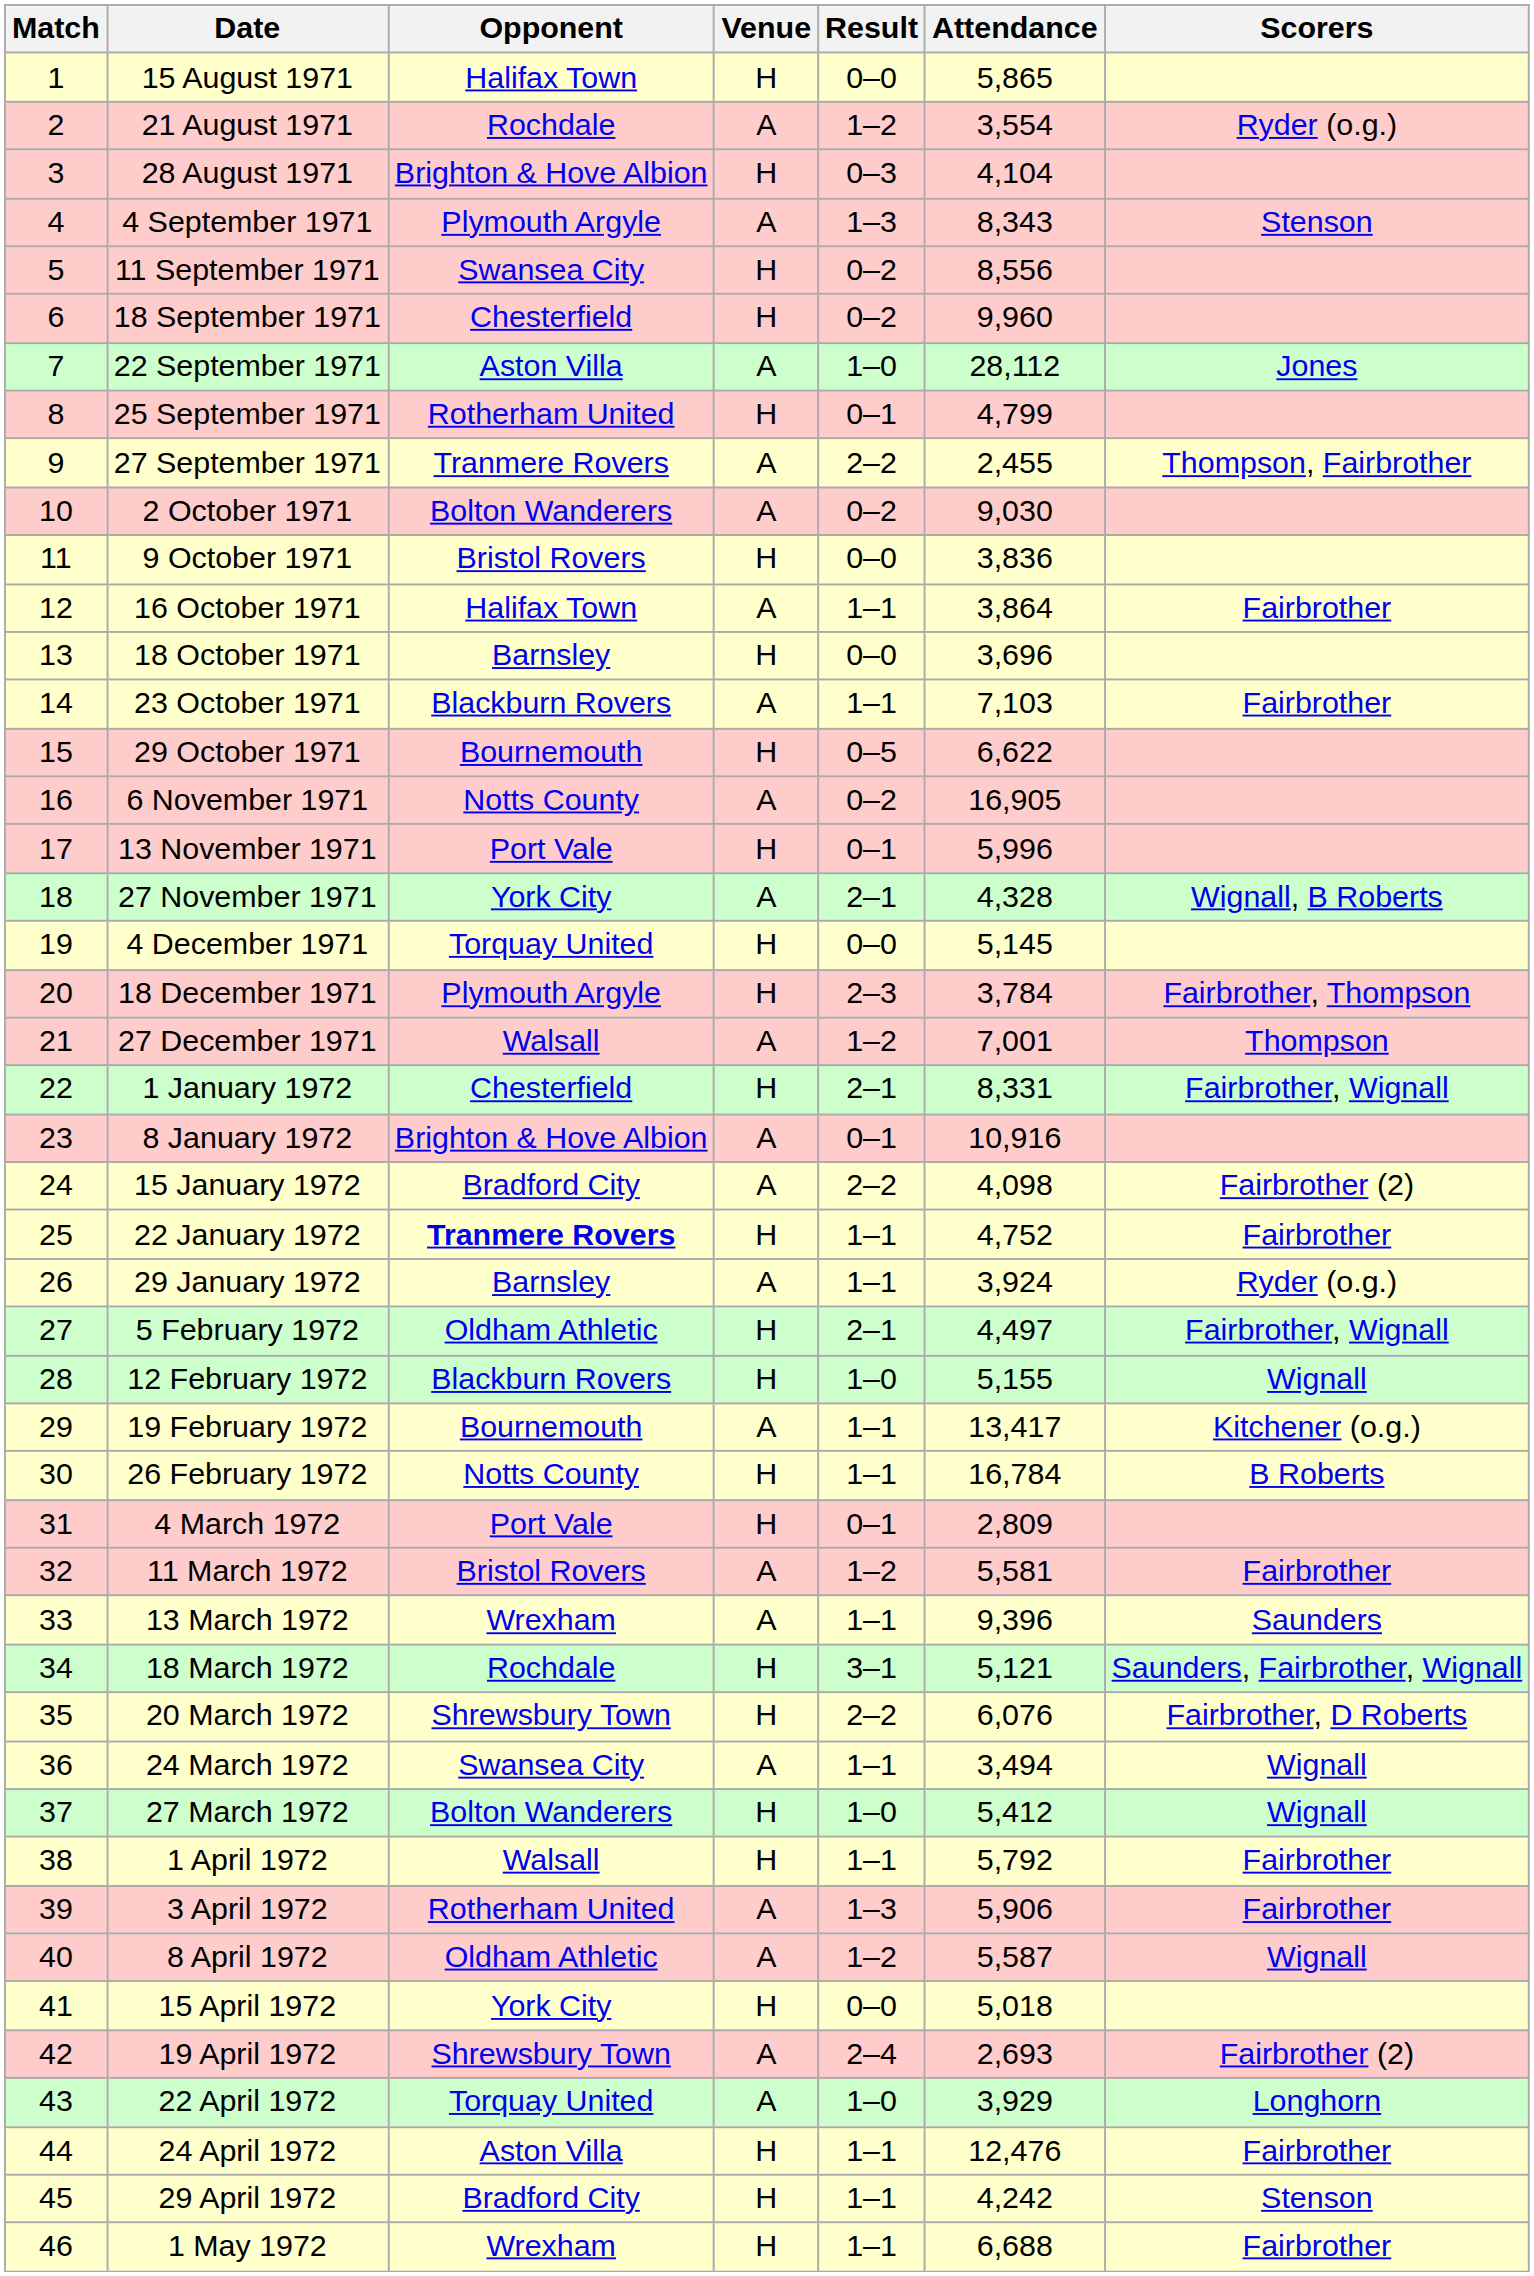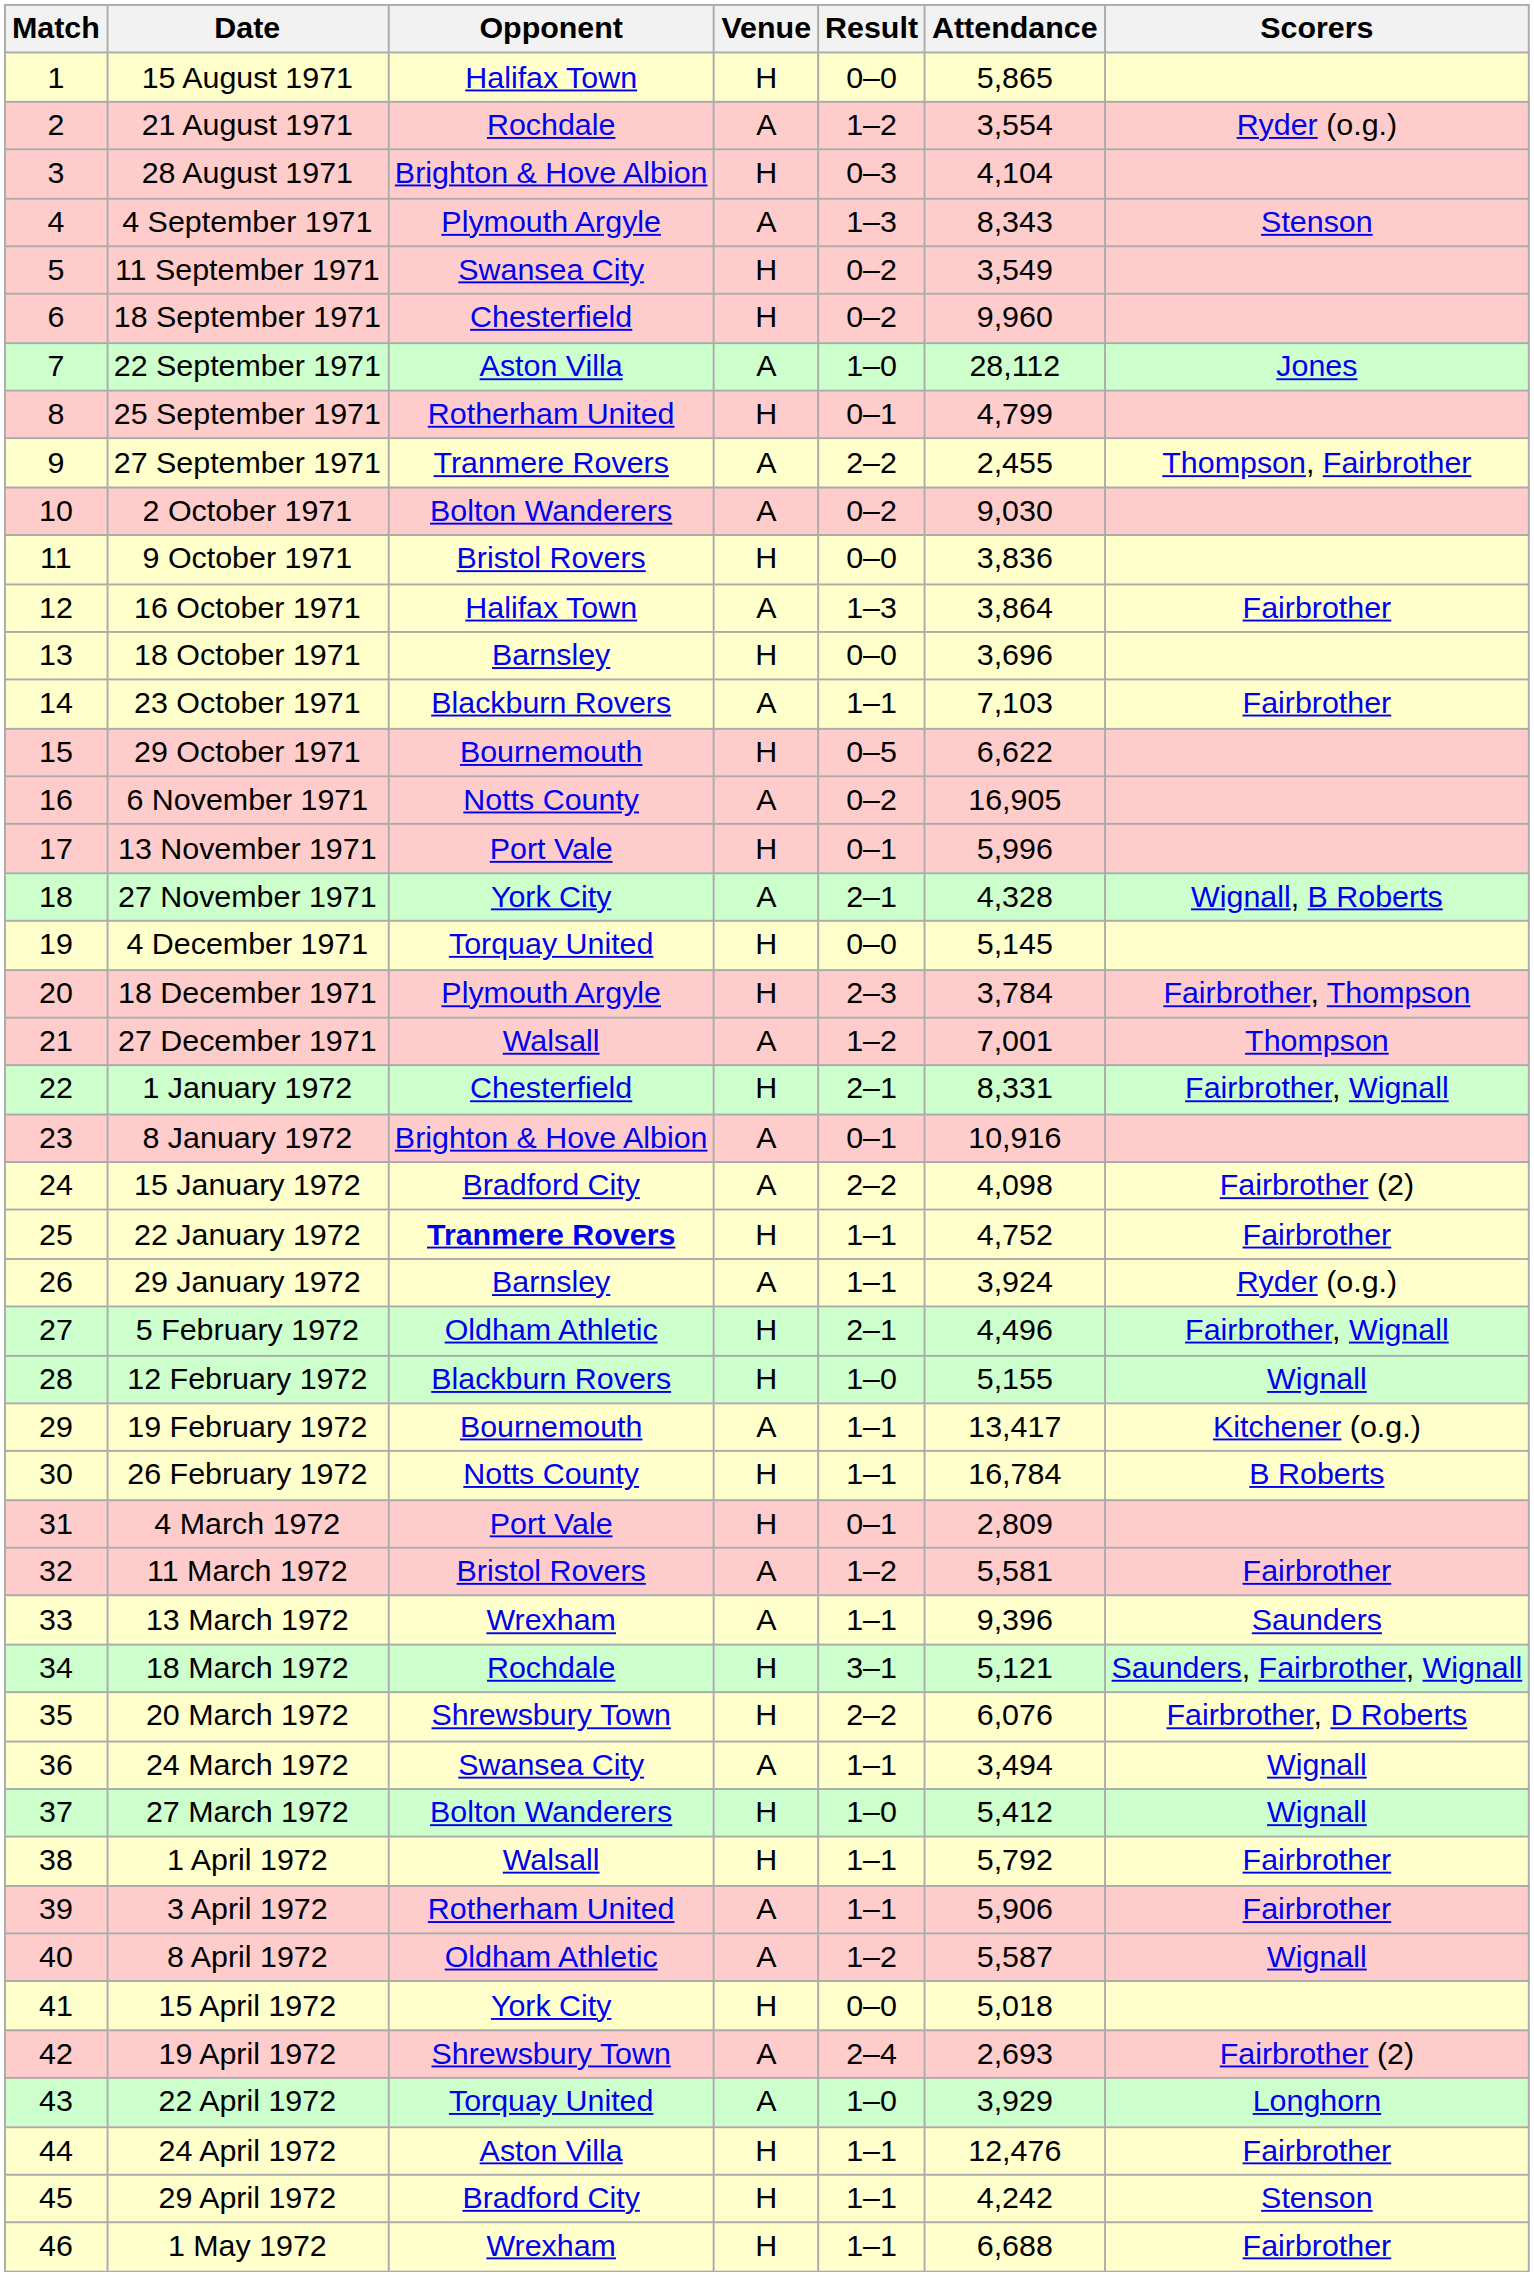(1015, 269) 8,556 -> (1015, 269) 3,549
(872, 607) 1–1 -> (872, 607) 1–3
(1015, 1330) 4,497 -> (1015, 1330) 4,496
(872, 1908) 1–3 -> (872, 1908) 1–1
